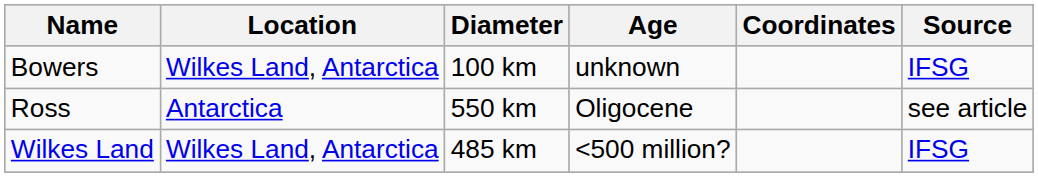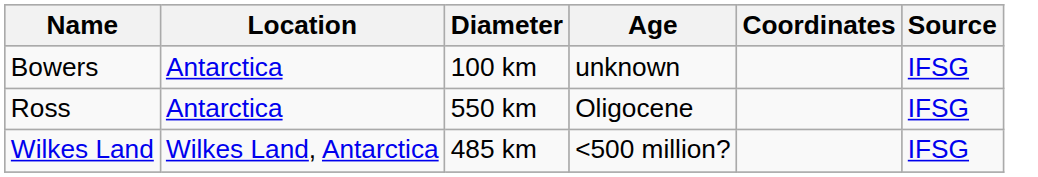(302, 66) Wilkes Land, Antarctica -> (224, 66) Antarctica
(968, 108) see article -> (938, 108) IFSG
